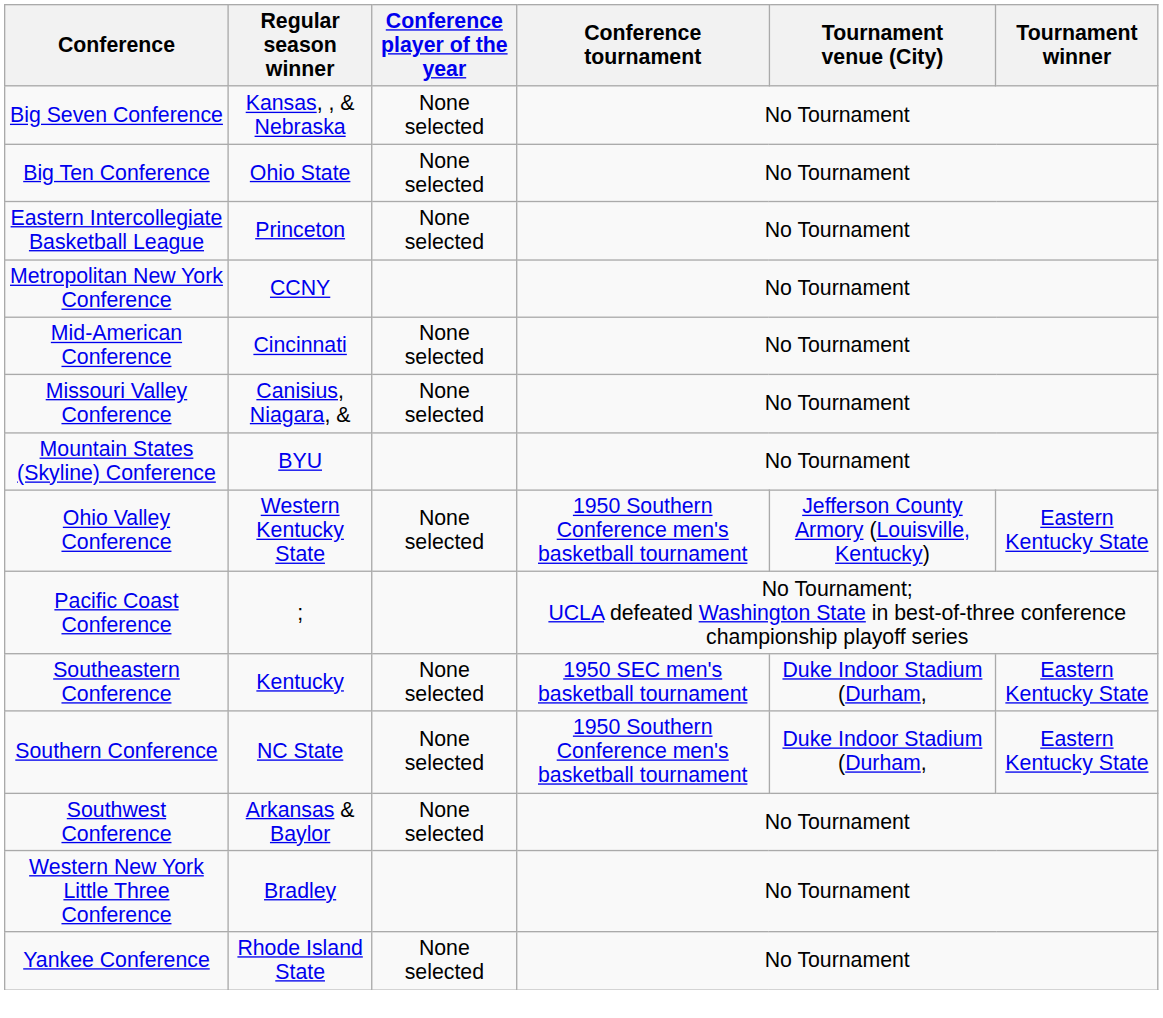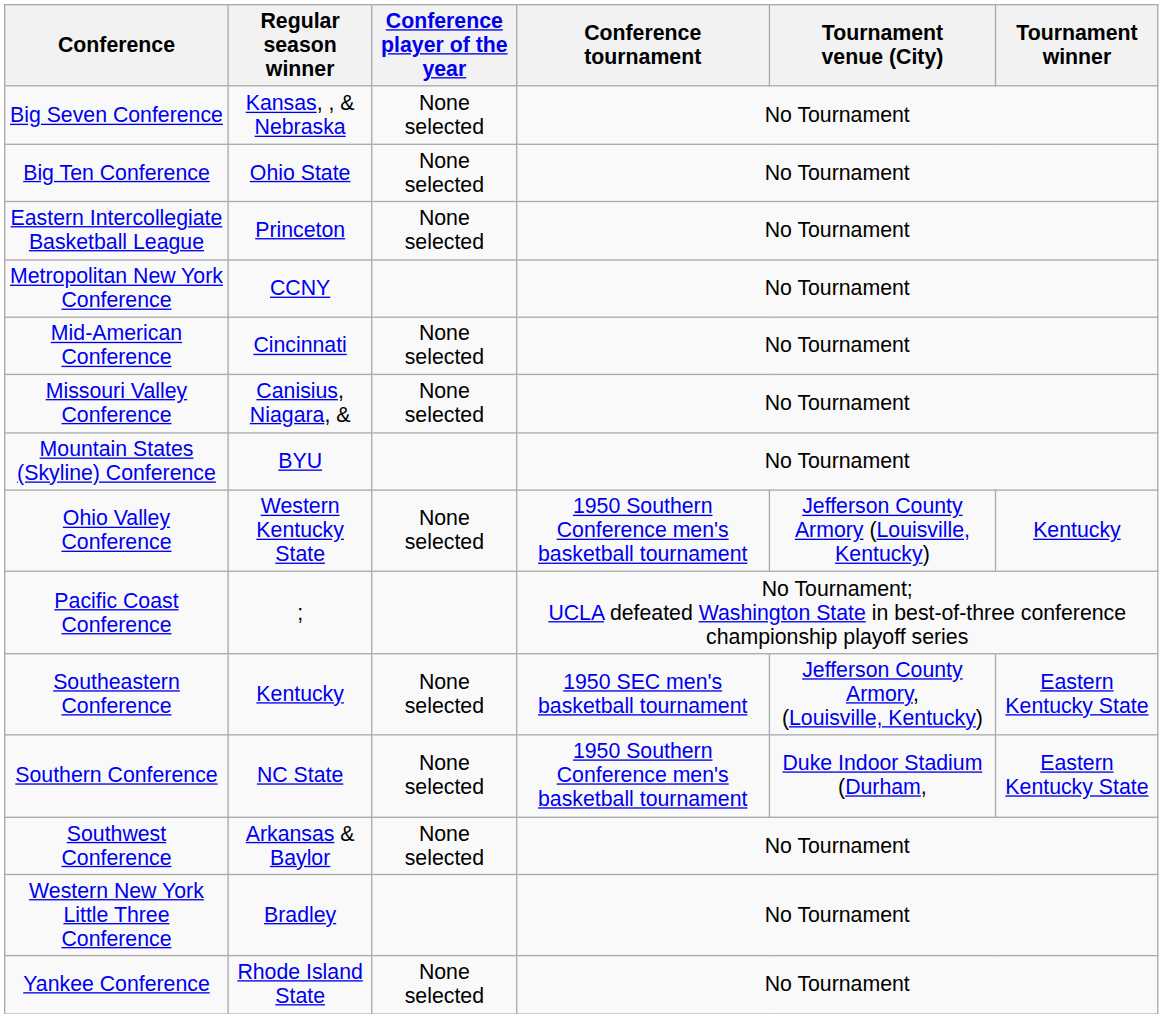(1077, 530) Eastern Kentucky State -> (1077, 530) Kentucky
(882, 682) Duke Indoor Stadium (Durham, -> (882, 694) Jefferson County Armory, (Louisville, Kentucky)
